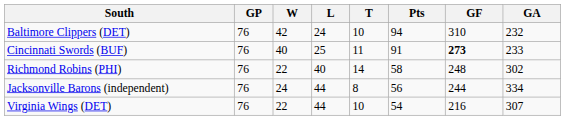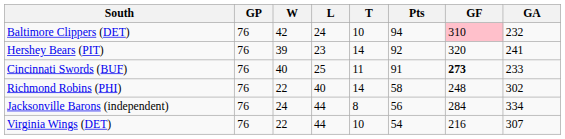(457, 32) no background -> (457, 32) pink background
+ row: (55, 50)
(457, 87) 244 -> (457, 106) 284
